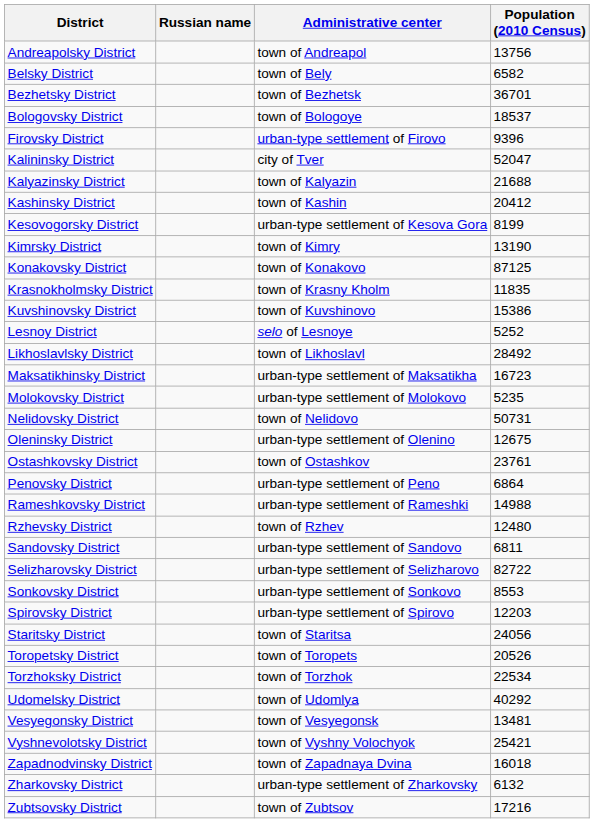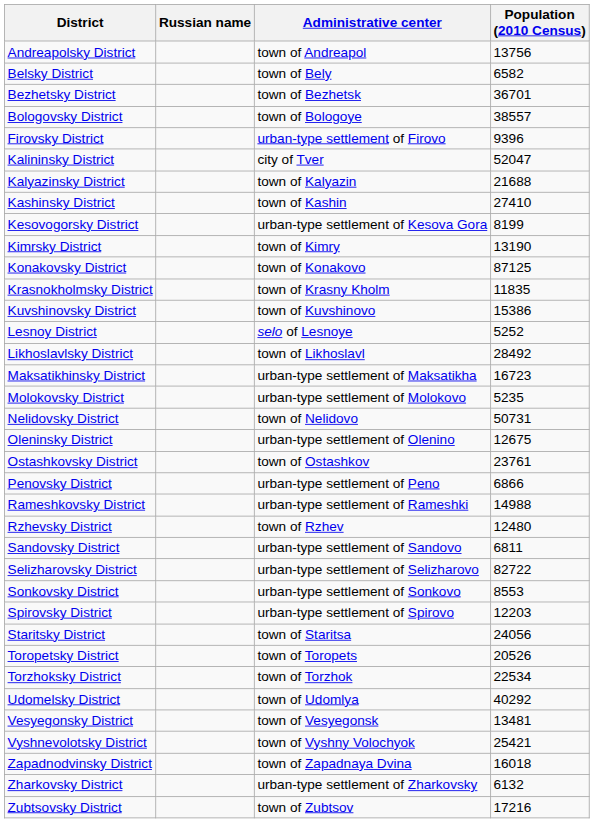(512, 116) 18537 -> (512, 116) 38557
(512, 203) 20412 -> (512, 203) 27410
(509, 483) 6864 -> (509, 483) 6866
